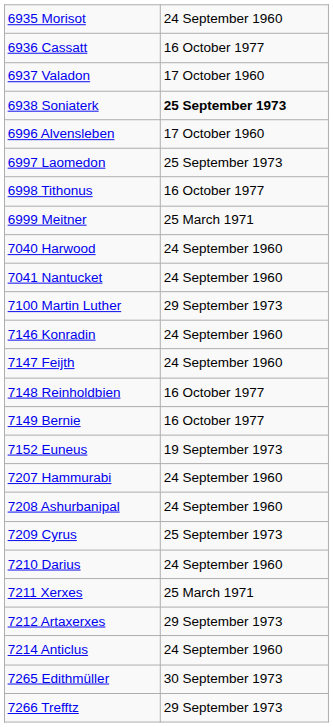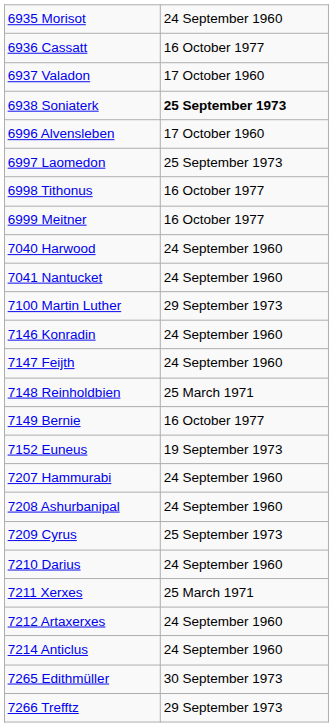(209, 219) 25 March 1971 -> (214, 219) 16 October 1977
(214, 391) 16 October 1977 -> (209, 391) 25 March 1971
(223, 621) 29 September 1973 -> (223, 621) 24 September 1960
